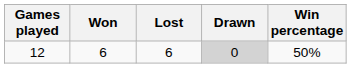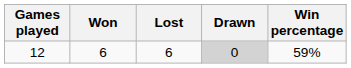(307, 52) 50% -> (307, 52) 59%
